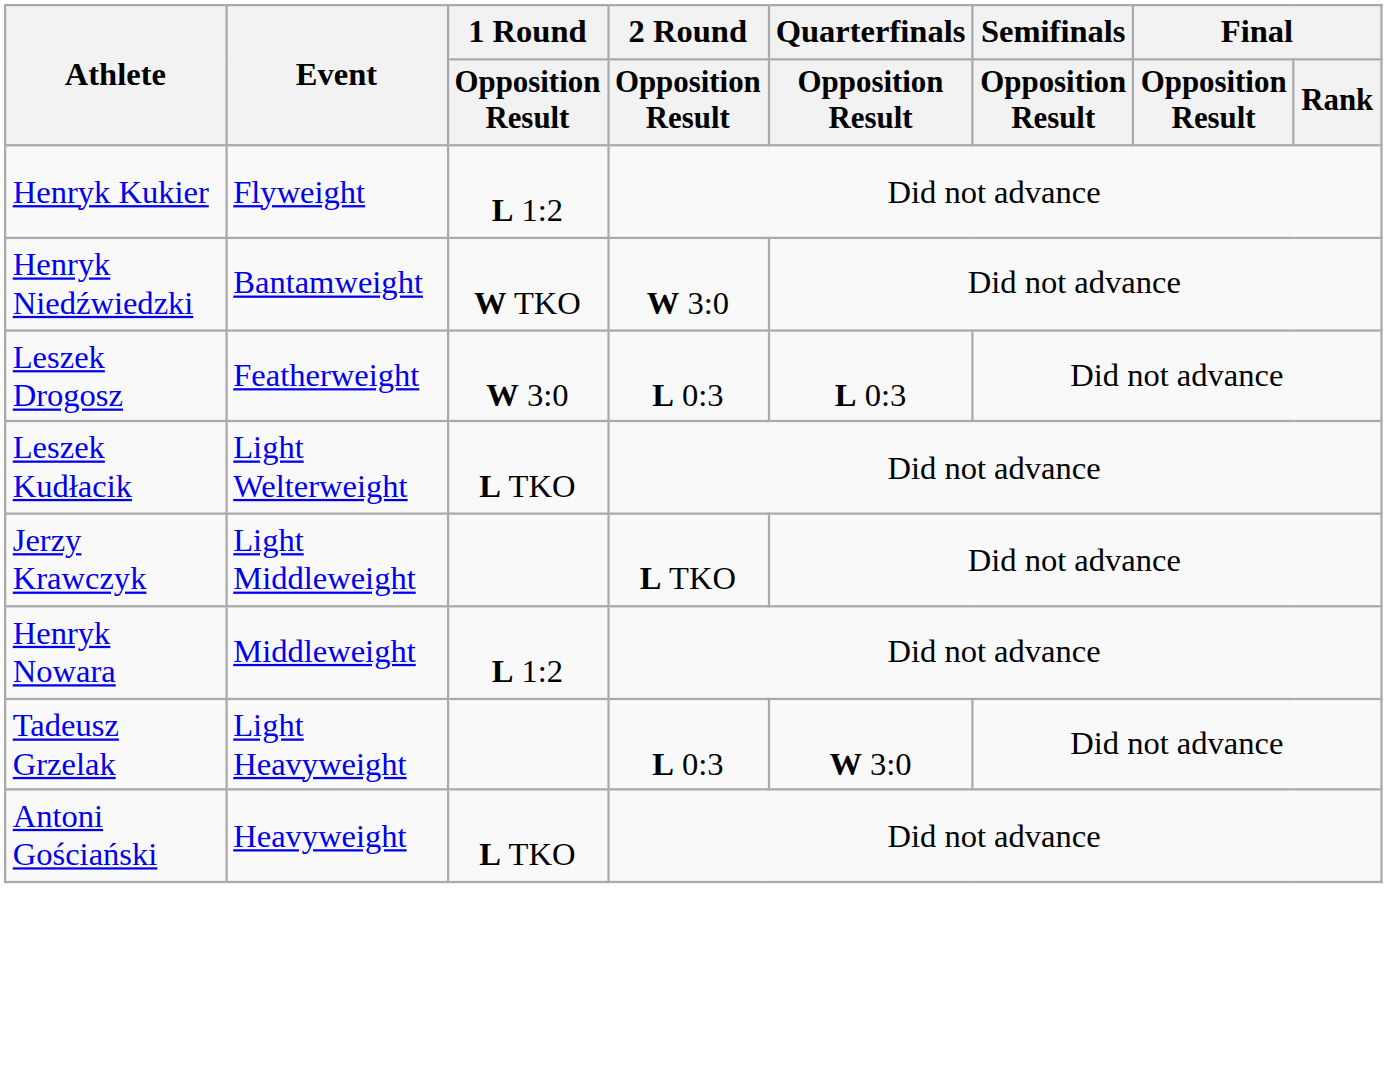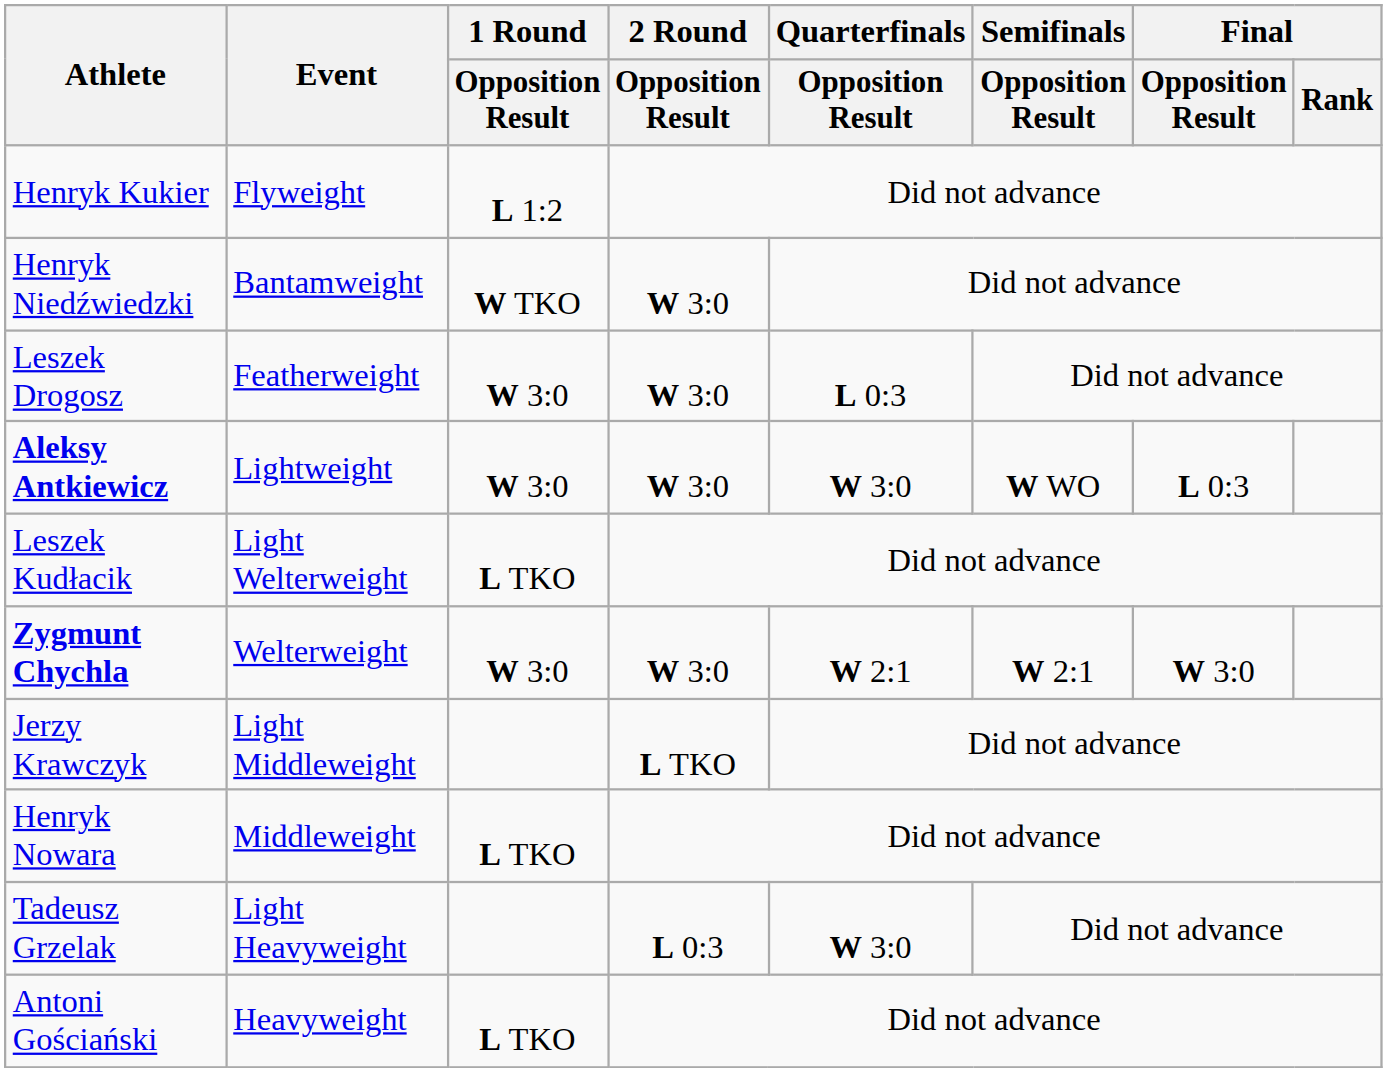(688, 394) L 0:3 -> (688, 394) W 3:0
+ row: (90, 467)
+ row: (77, 652)
(527, 671) L 1:2 -> (527, 855) L TKO
